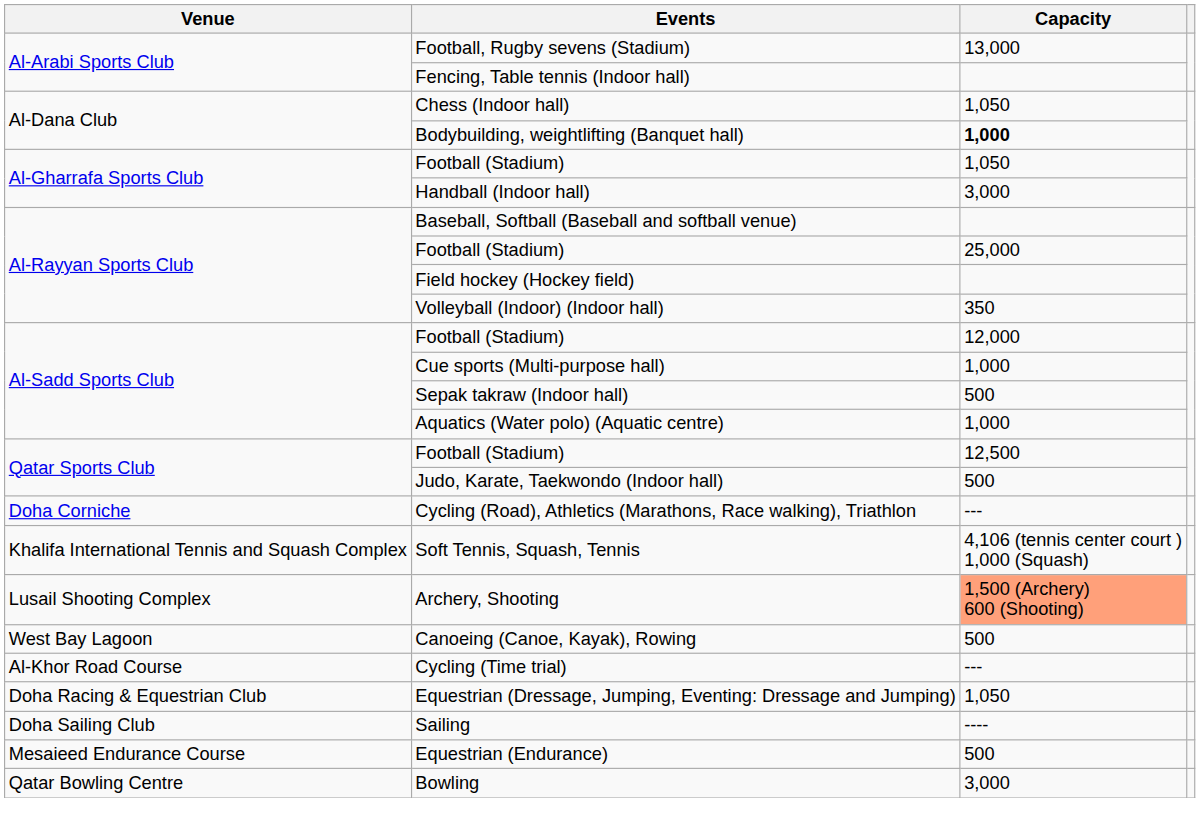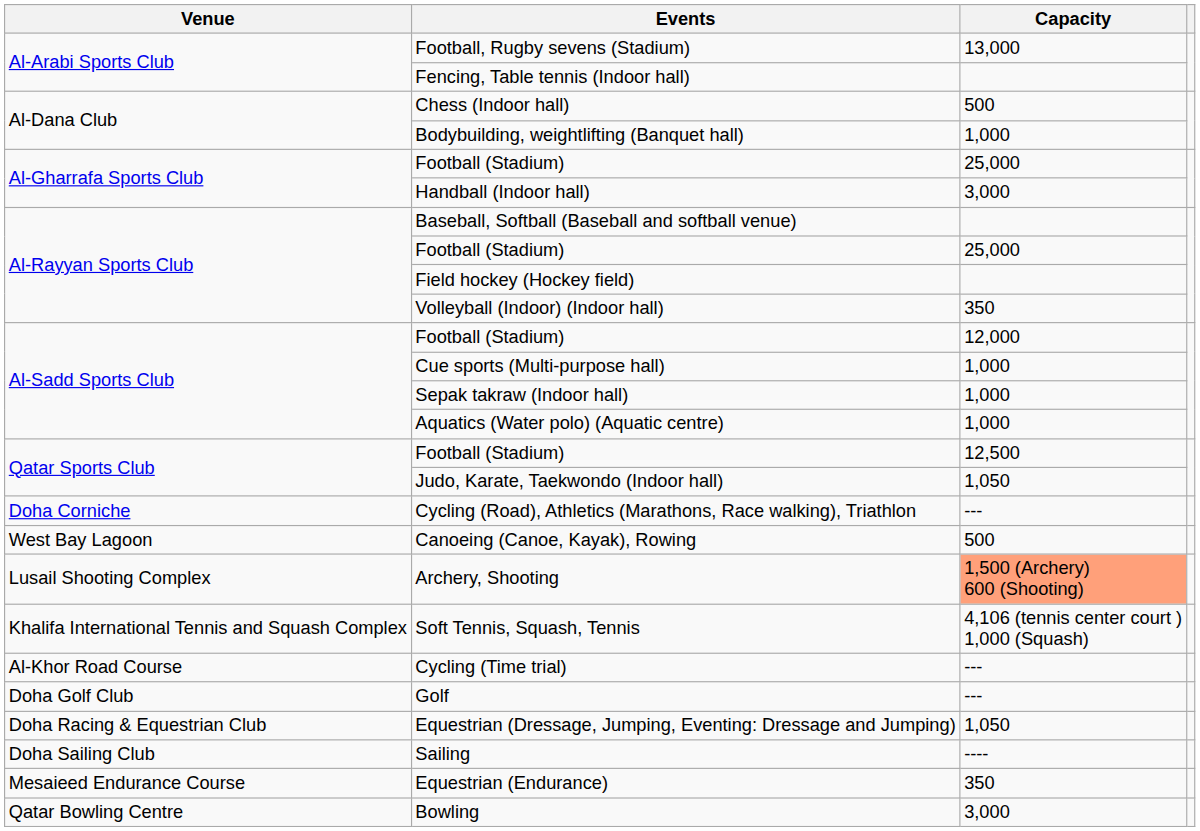(987, 105) 1,050 -> (979, 105) 500
(987, 134) bold -> (987, 134) normal
(987, 163) 1,050 -> (992, 163) 25,000
(979, 395) 500 -> (987, 395) 1,000
(979, 481) 500 -> (987, 481) 1,050
rows swapped: (208, 549) <-> (81, 638)
+ row: (71, 696)
(979, 754) 500 -> (979, 783) 350
